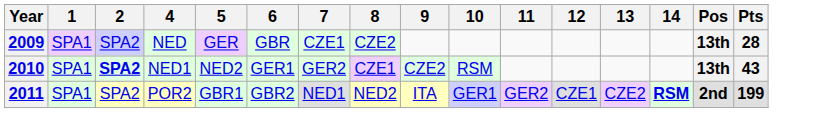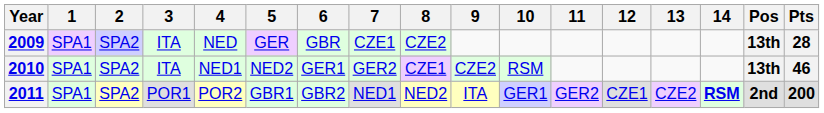+ column: (169, 17)
(120, 68) bold -> (119, 68) normal
(751, 68) 43 -> (801, 68) 46
(751, 94) 199 -> (801, 94) 200
